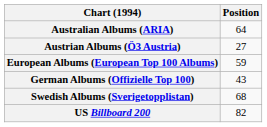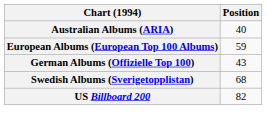(241, 29) 64 -> (241, 29) 40
- row: (112, 46)
